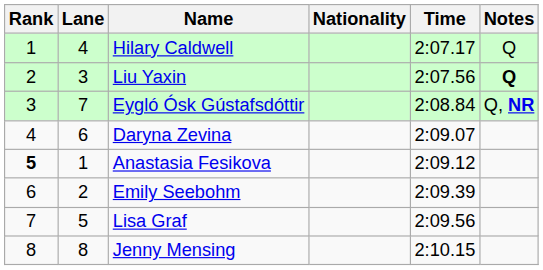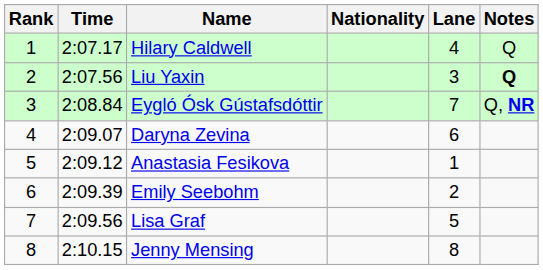columns swapped: (83, 18) <-> (445, 18)
(31, 163) bold -> (31, 163) normal
